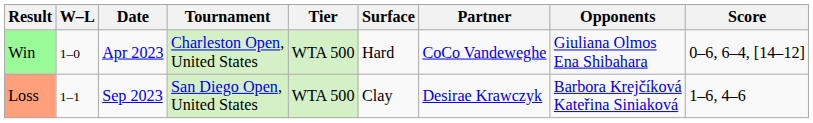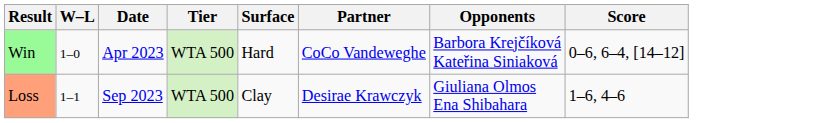- column: (228, 17)
(605, 52) Giuliana Olmos Ena Shibahara -> (497, 52) Barbora Krejčíková Kateřina Siniaková
(618, 95) Barbora Krejčíková Kateřina Siniaková -> (485, 95) Giuliana Olmos Ena Shibahara
